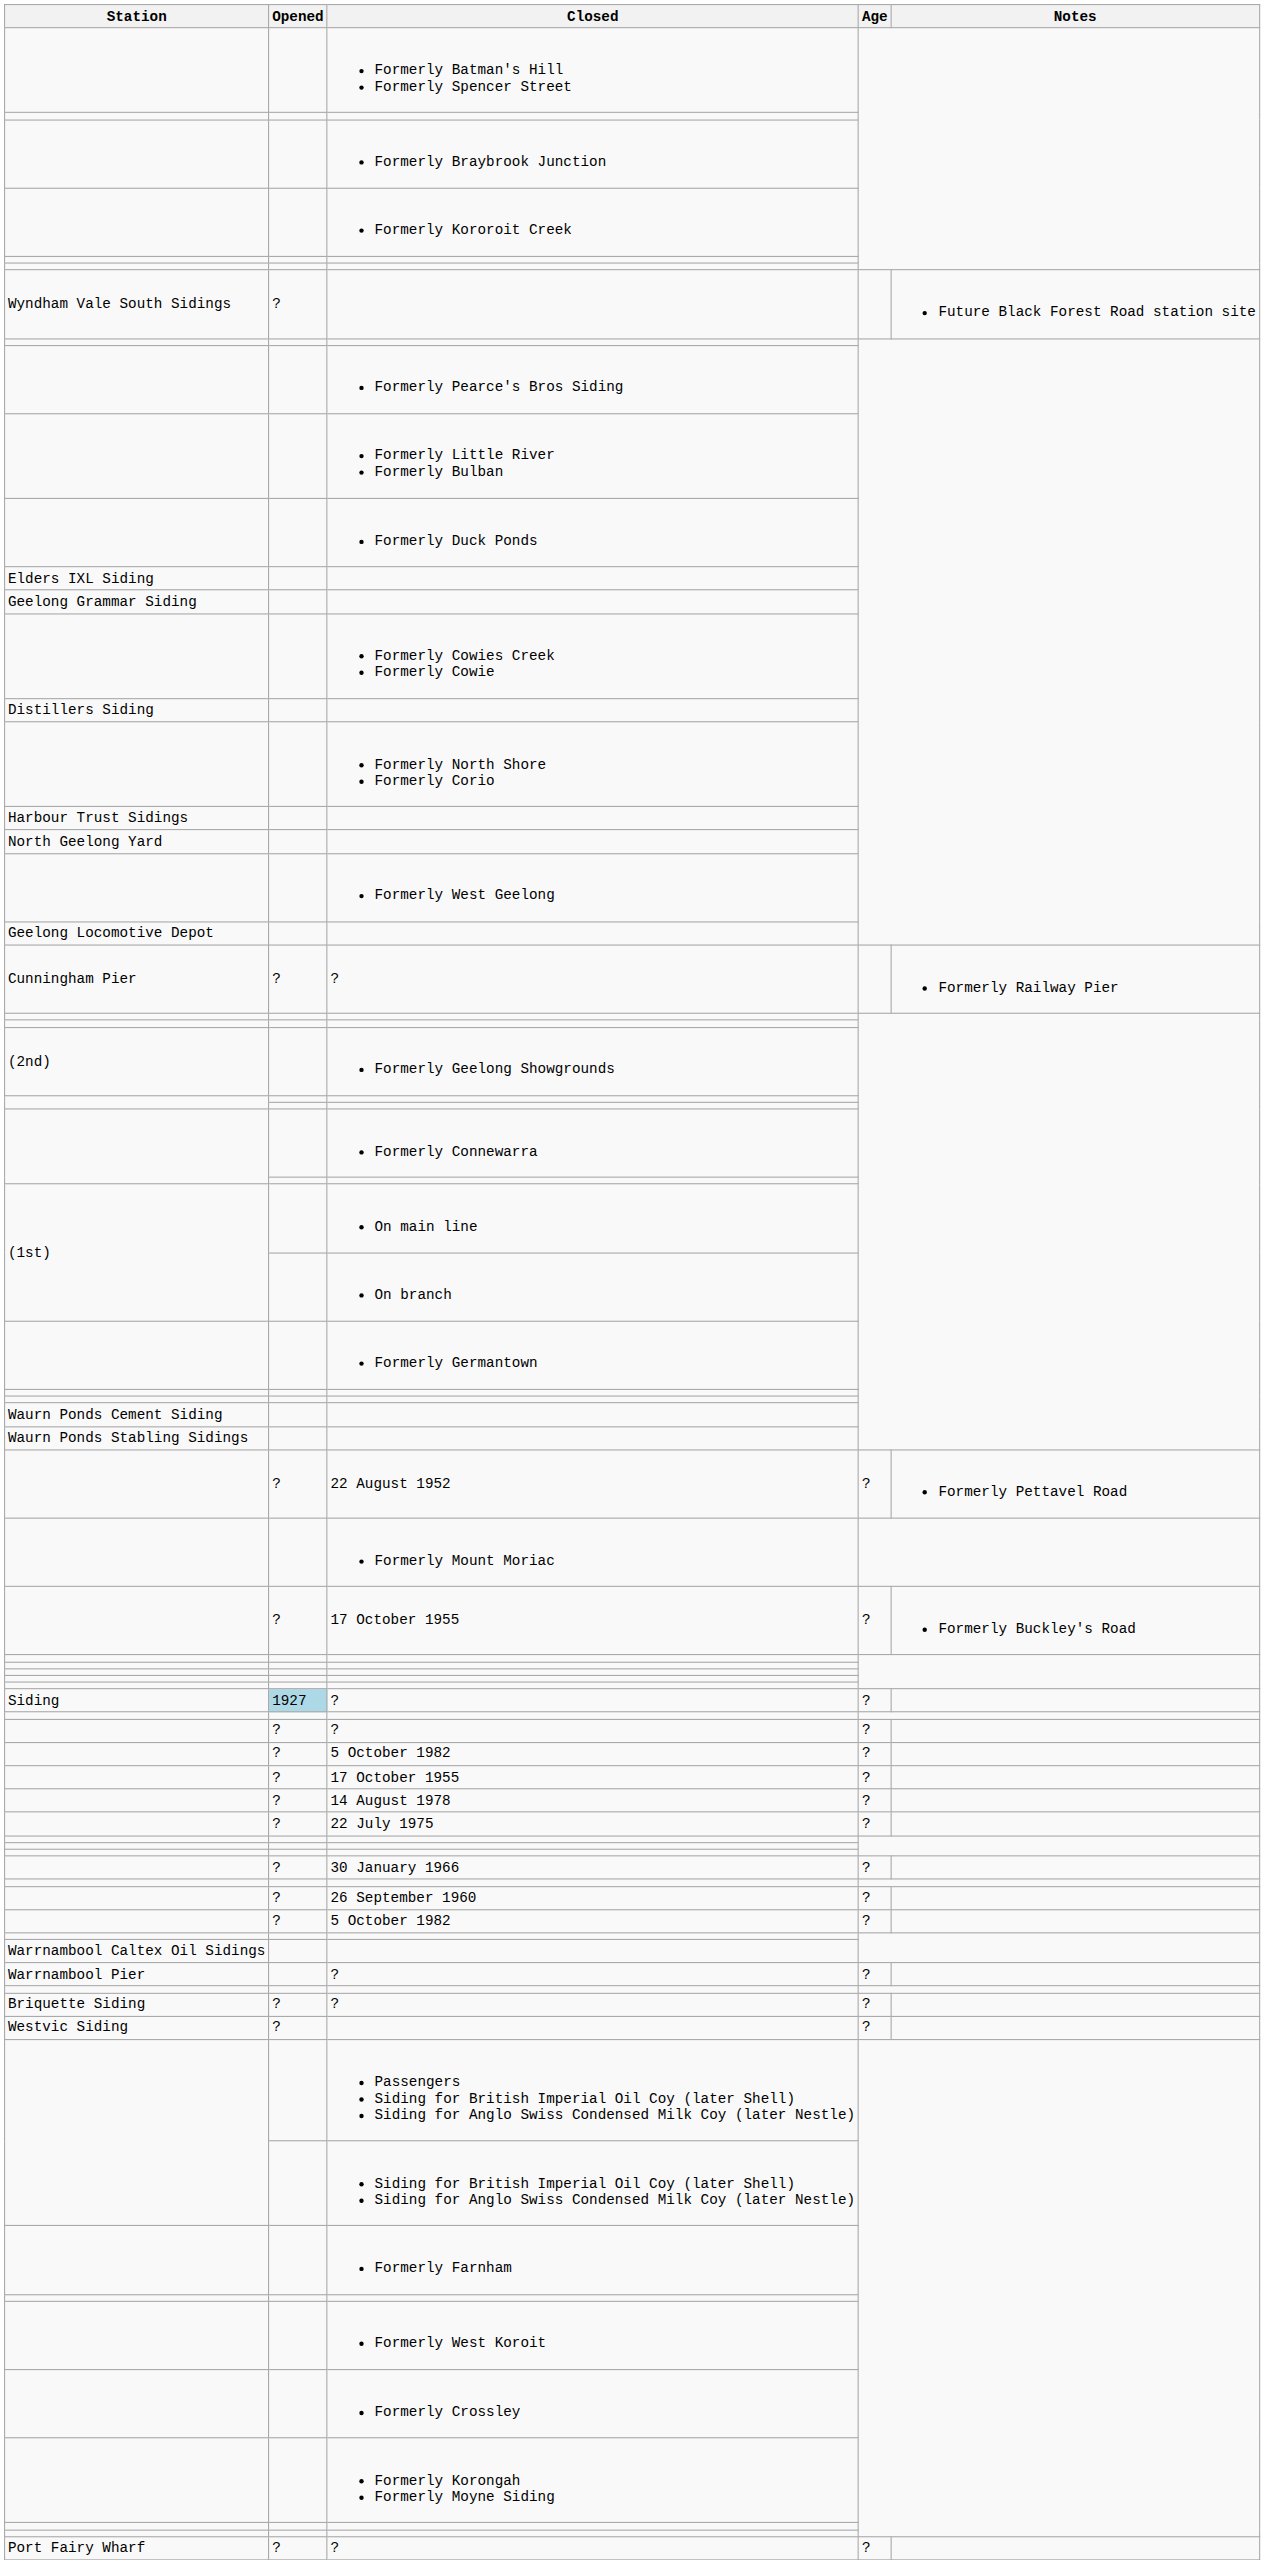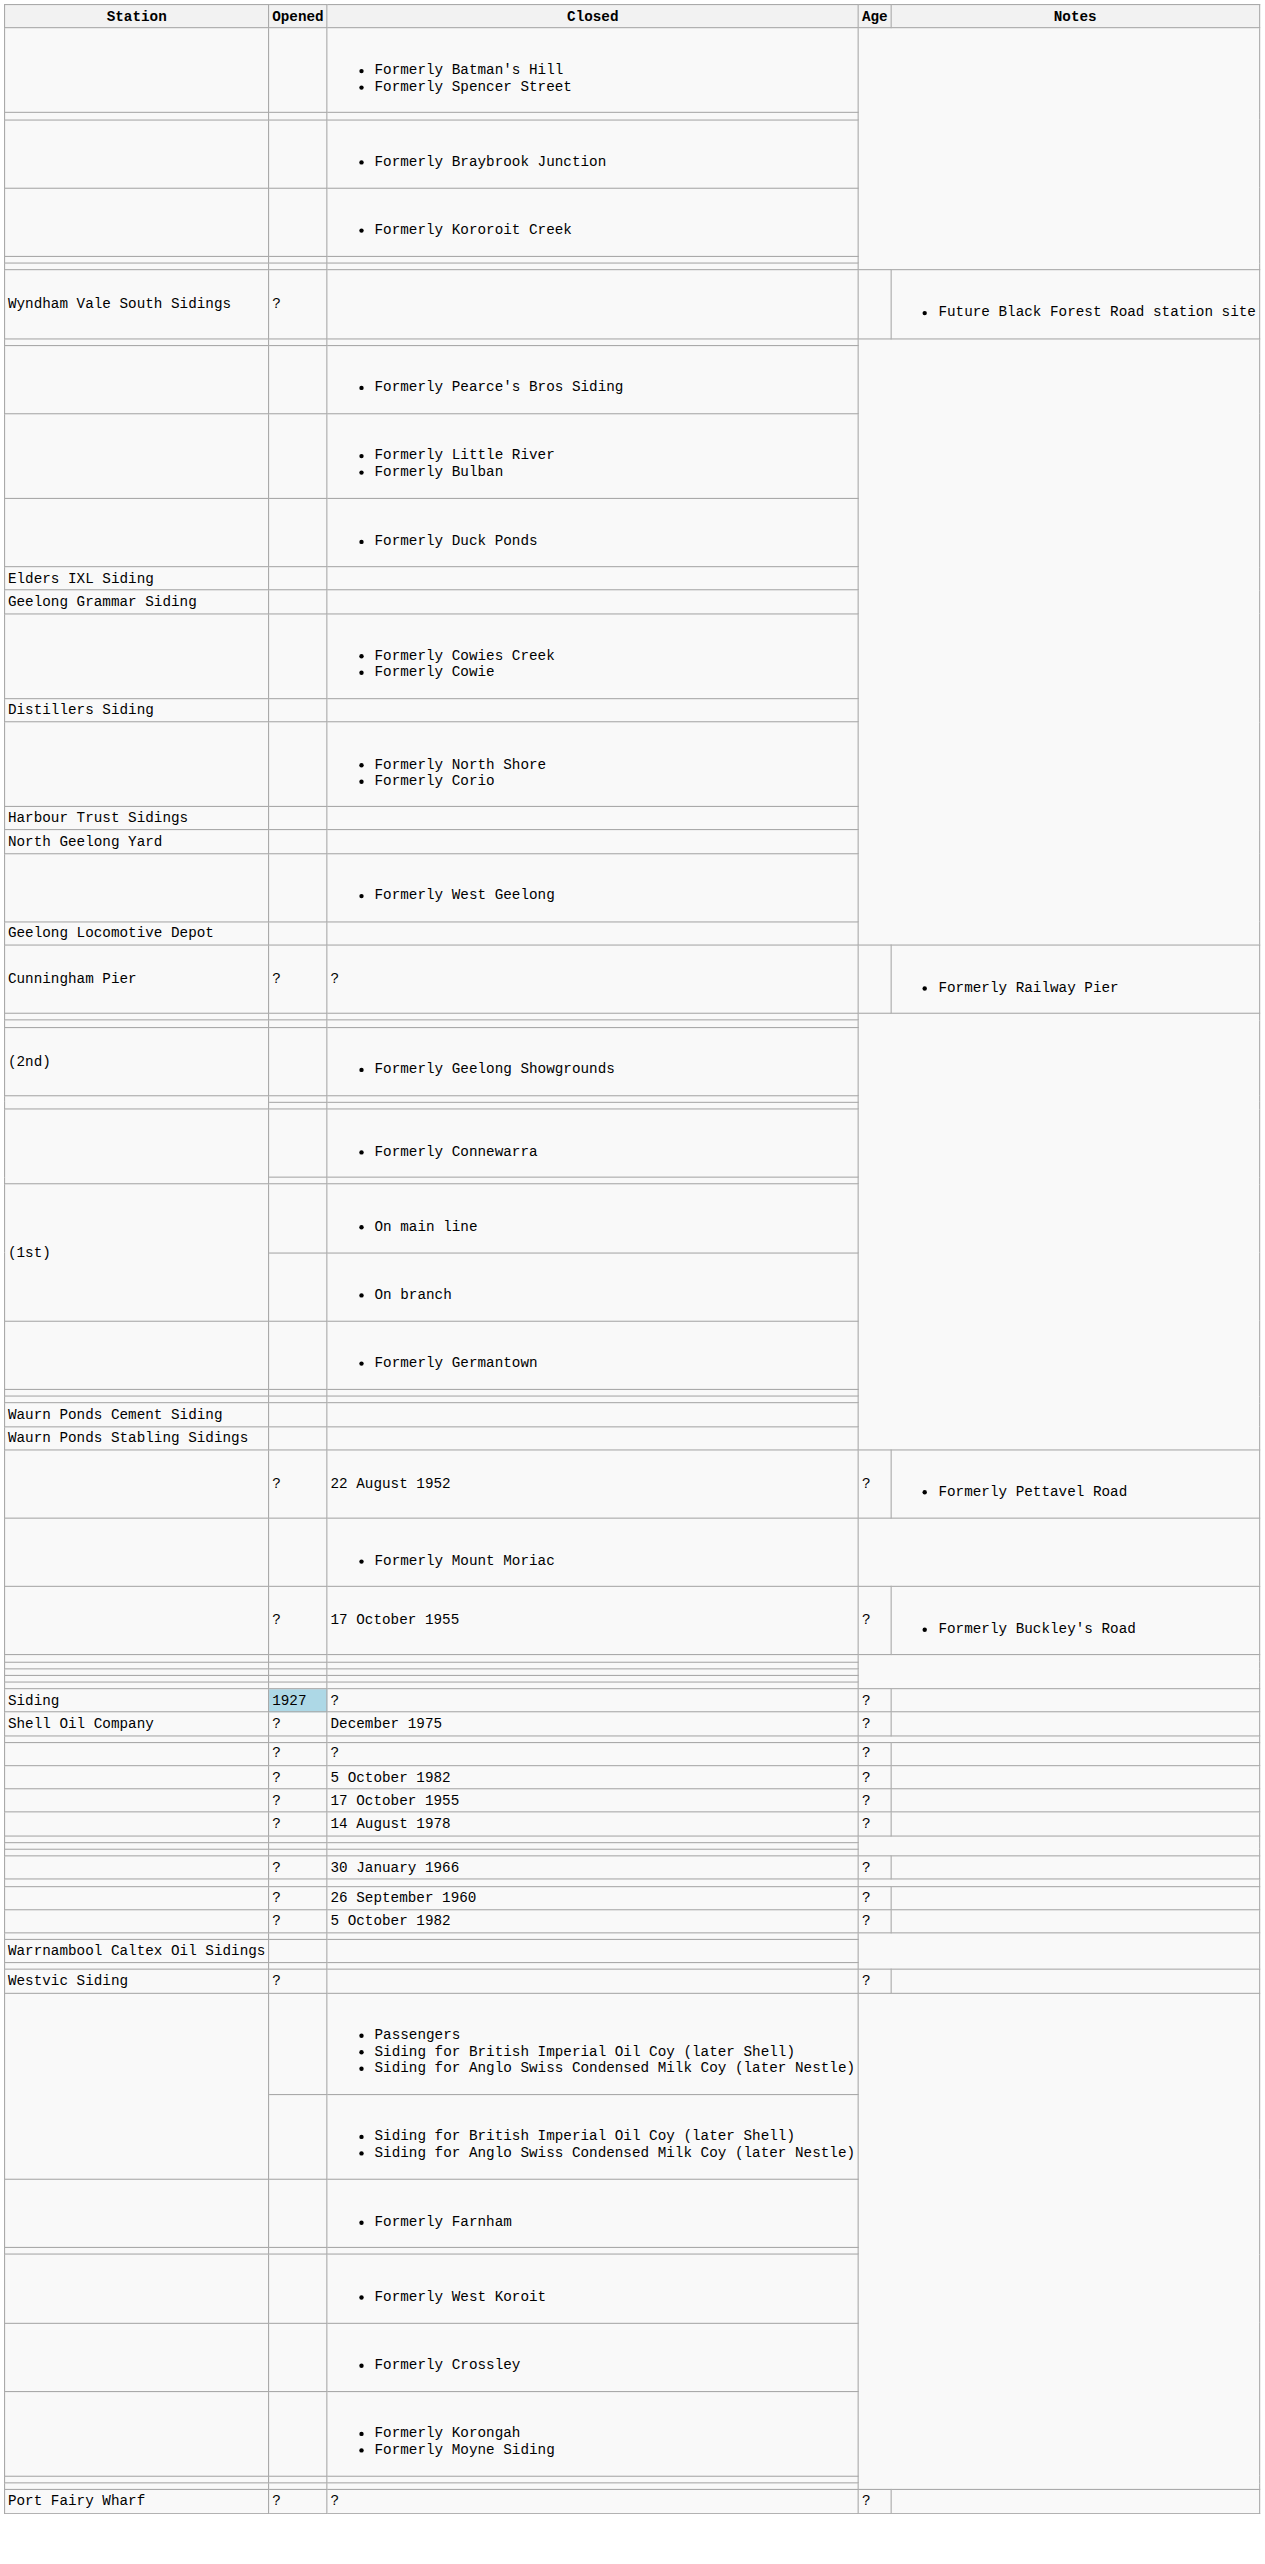+ row: (81, 1724)
- row: (137, 1824)
- row: (77, 1974)
- row: (77, 2005)
